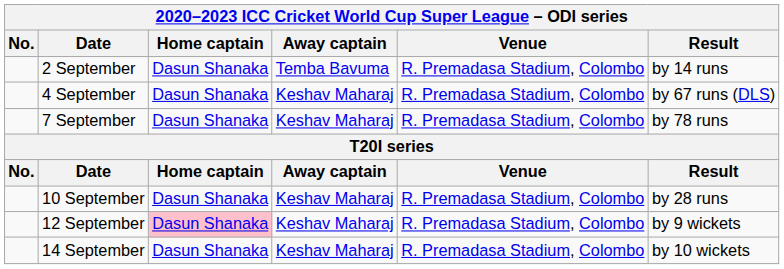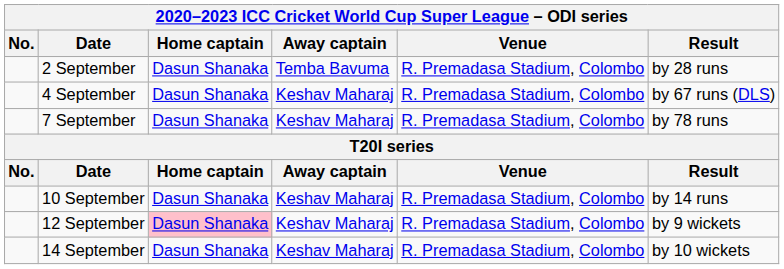(690, 69) by 14 runs -> (690, 69) by 28 runs
(690, 198) by 28 runs -> (690, 198) by 14 runs
